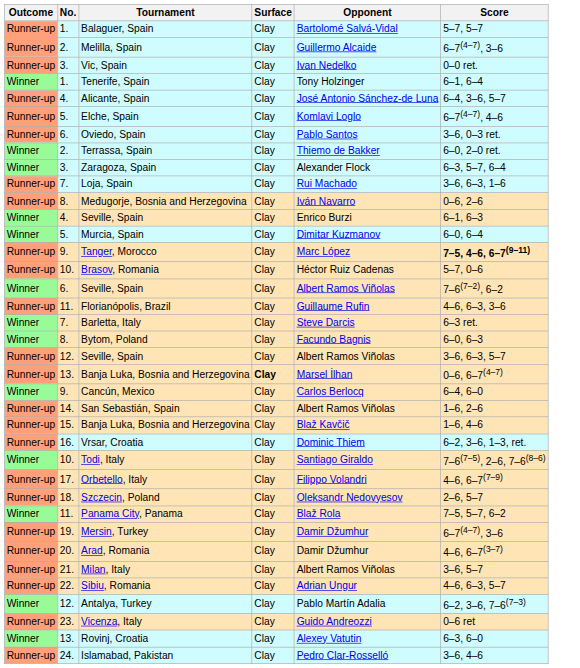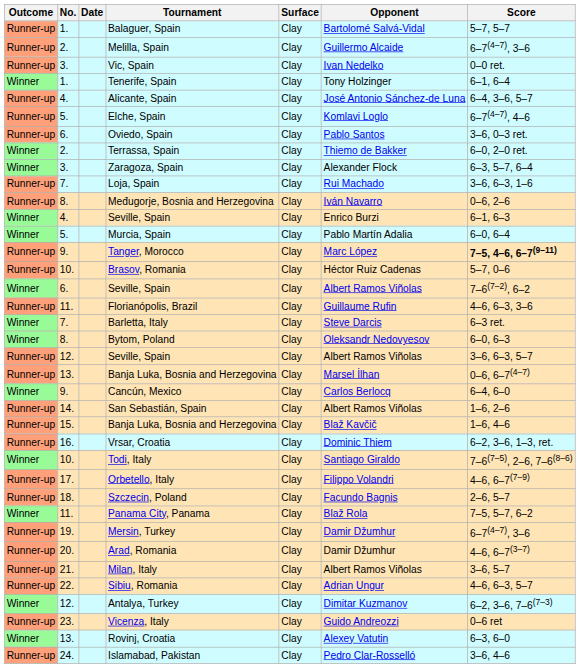+ column: (92, 12)
(338, 233) Dimitar Kuzmanov -> (368, 233) Pablo Martín Adalia
(334, 339) Facundo Bagnis -> (377, 339) Oleksandr Nedovyesov
(265, 373) bold -> (292, 373) normal
(350, 497) Oleksandr Nedovyesov -> (361, 497) Facundo Bagnis
(341, 603) Pablo Martín Adalia -> (365, 603) Dimitar Kuzmanov
